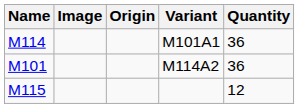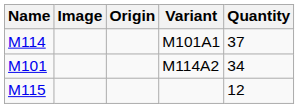(236, 41) 36 -> (236, 41) 37
(236, 66) 36 -> (236, 66) 34
